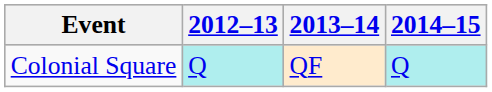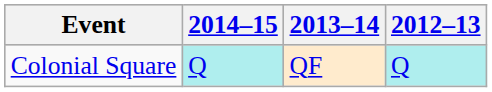columns swapped: (233, 24) <-> (436, 24)
